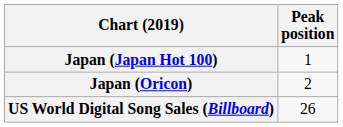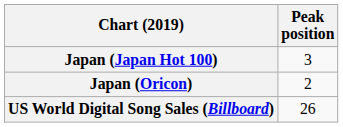(308, 59) 1 -> (308, 59) 3
